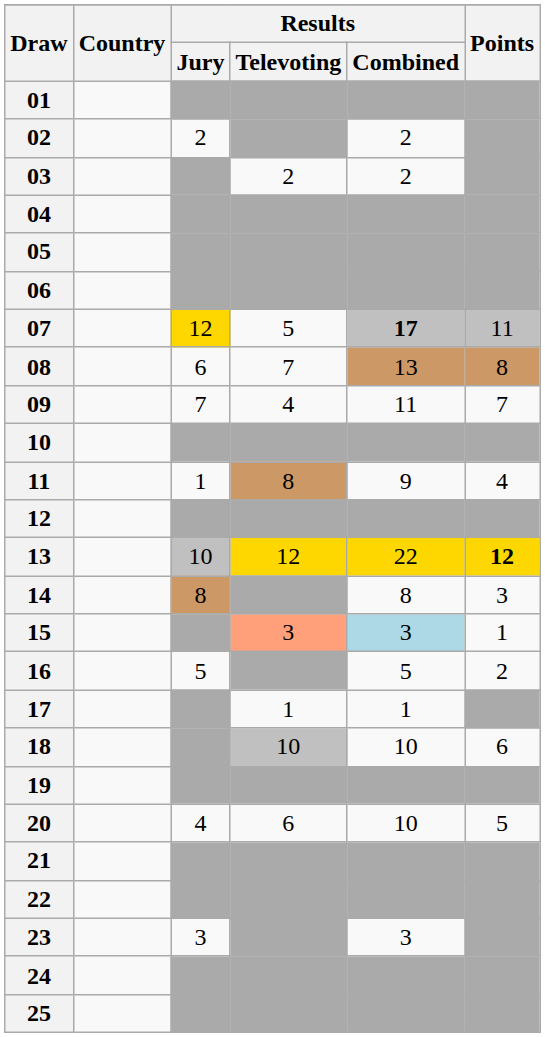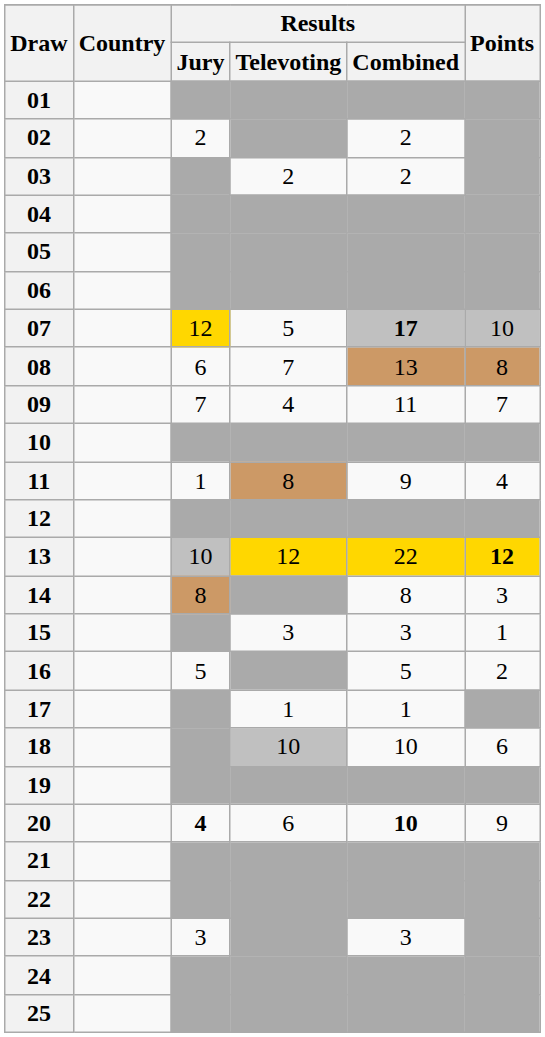(502, 328) 11 -> (502, 328) 10
(288, 632) lightsalmon background -> (288, 632) no background
(406, 632) lightblue background -> (406, 632) no background
(200, 822) normal -> (200, 822) bold
(406, 822) normal -> (406, 822) bold
(502, 822) 5 -> (502, 822) 9
